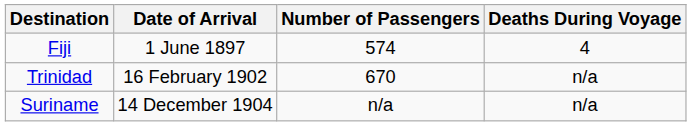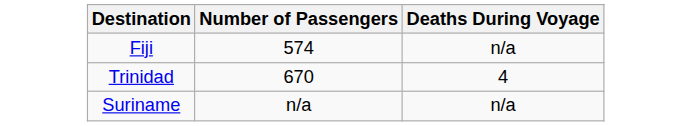- column: (195, 18)
(585, 47) 4 -> (503, 47) n/a
(585, 76) n/a -> (503, 76) 4
